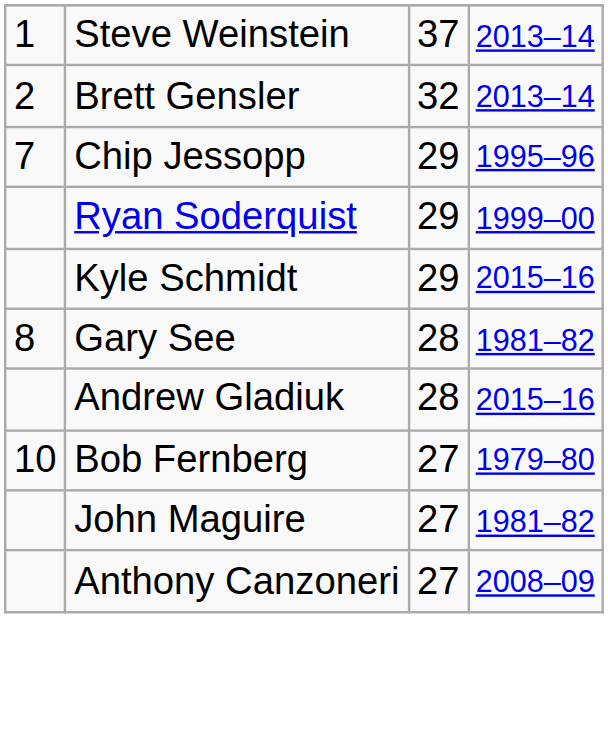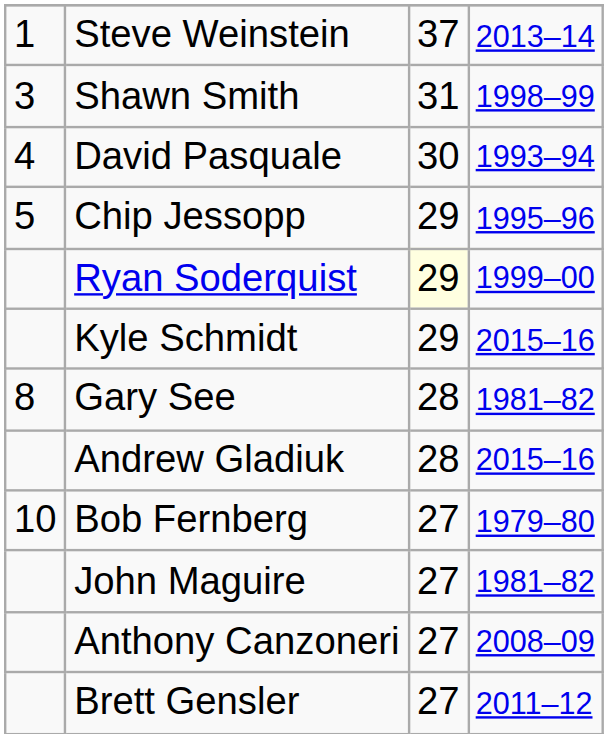- row: (187, 95)
+ row: (187, 95)
+ row: (208, 156)
(25, 156) 7 -> (25, 216) 5
(438, 216) no background -> (438, 277) lightyellow background
+ row: (187, 701)
